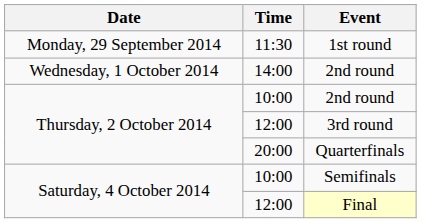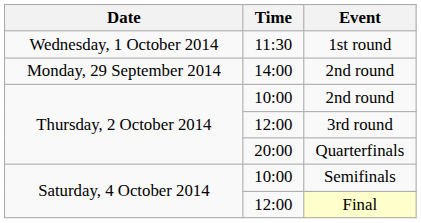(124, 44) Monday, 29 September 2014 -> (124, 44) Wednesday, 1 October 2014
(124, 71) Wednesday, 1 October 2014 -> (124, 71) Monday, 29 September 2014
